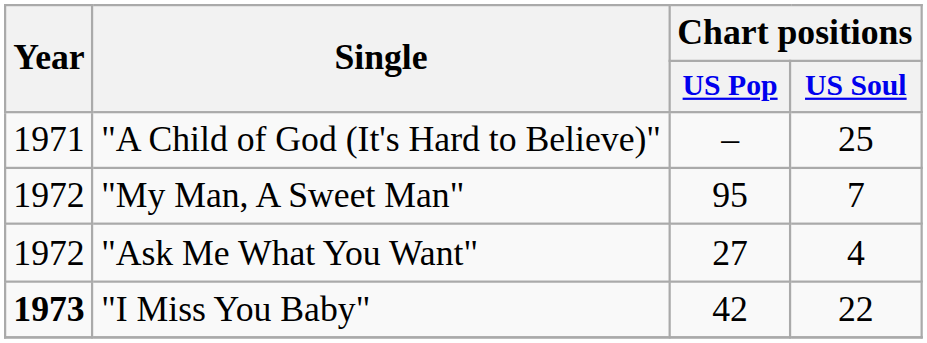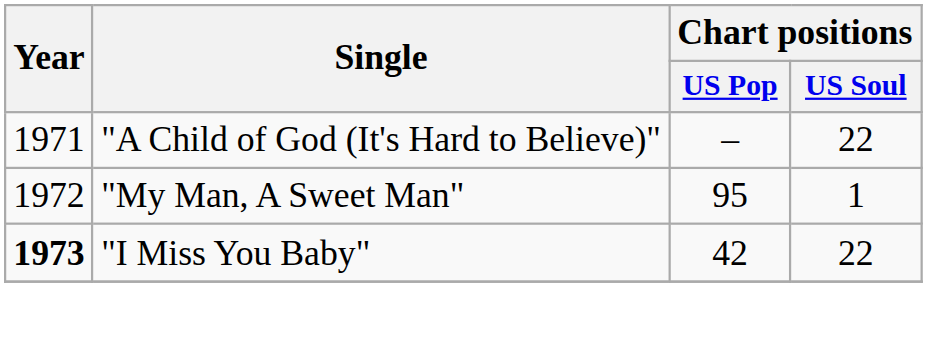(856, 139) 25 -> (856, 139) 22
(856, 195) 7 -> (856, 195) 1
- row: (290, 252)
